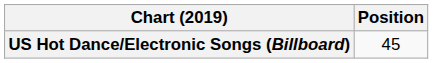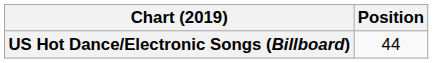(391, 44) 45 -> (391, 44) 44
